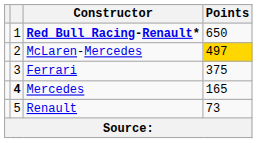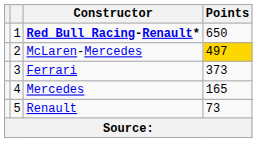(217, 71) 375 -> (217, 71) 373
(17, 90) bold -> (17, 90) normal
